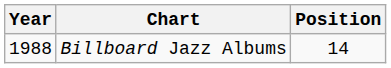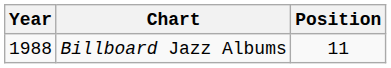(338, 49) 14 -> (338, 49) 11
